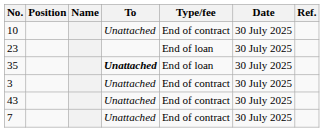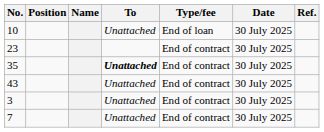(196, 30) End of contract -> (188, 30) End of loan
(188, 48) End of loan -> (196, 48) End of contract
(188, 65) End of loan -> (196, 65) End of contract
rows swapped: (12, 100) <-> (10, 83)
